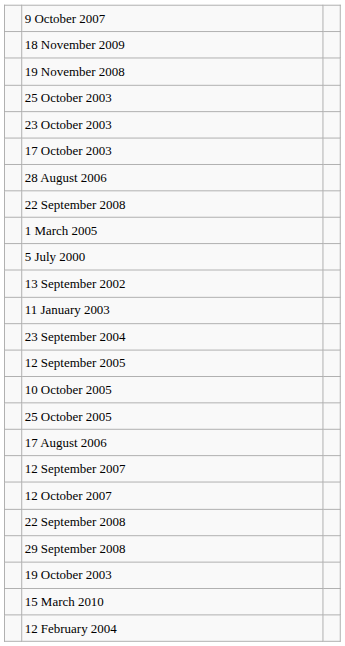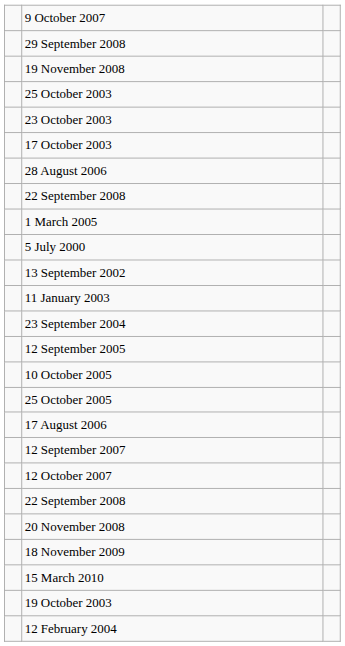rows swapped: (13, 549) <-> (13, 45)
+ row: (13, 527)
rows swapped: (13, 602) <-> (13, 575)
